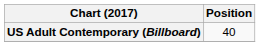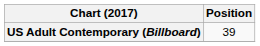(229, 32) 40 -> (229, 32) 39
